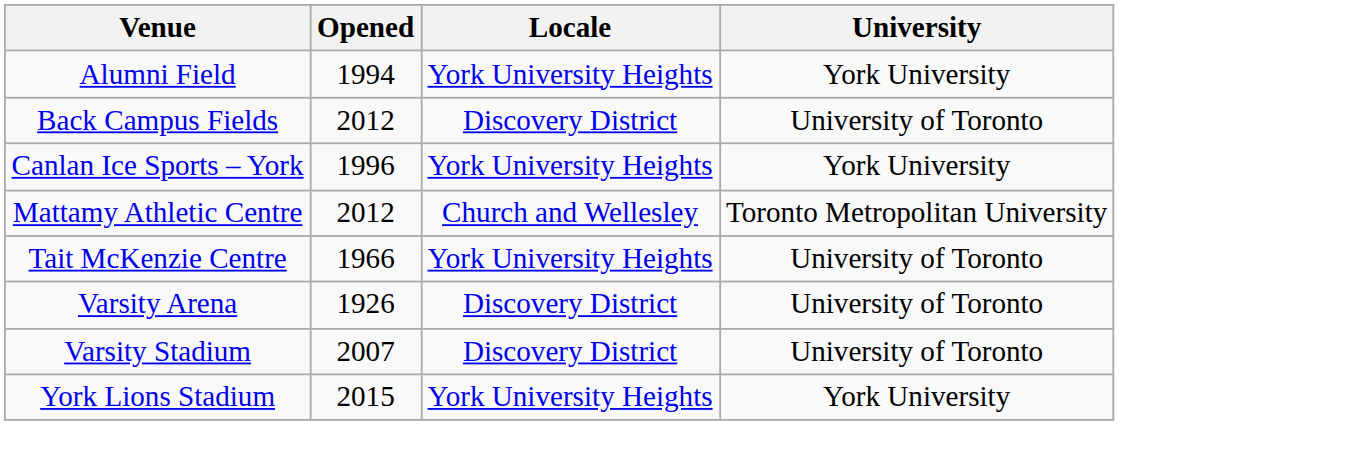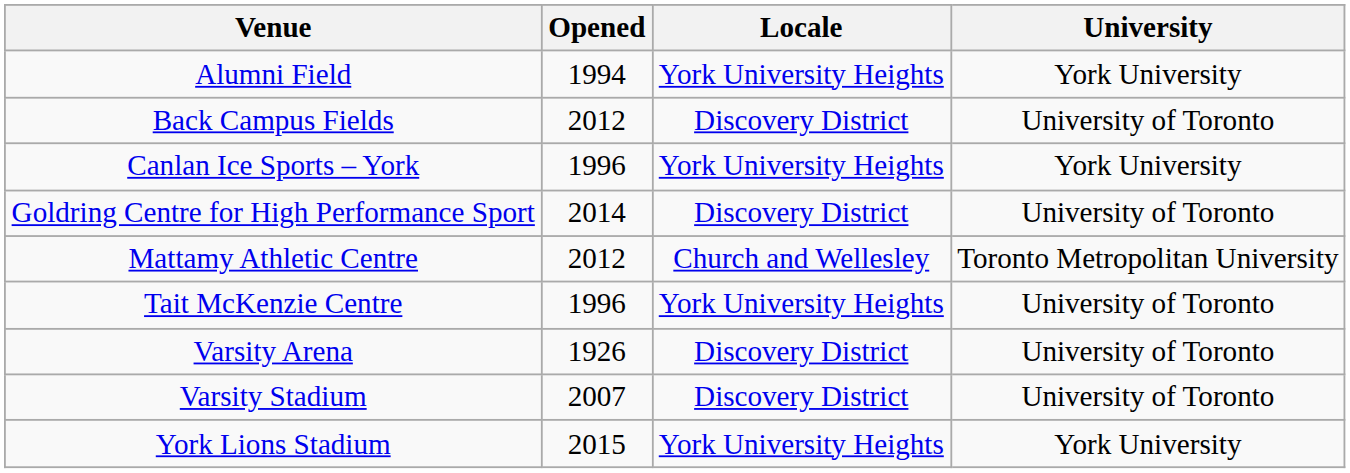+ row: (273, 212)
(366, 258) 1966 -> (597, 304) 1996
